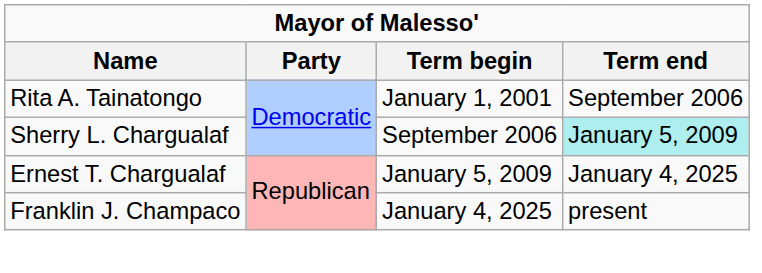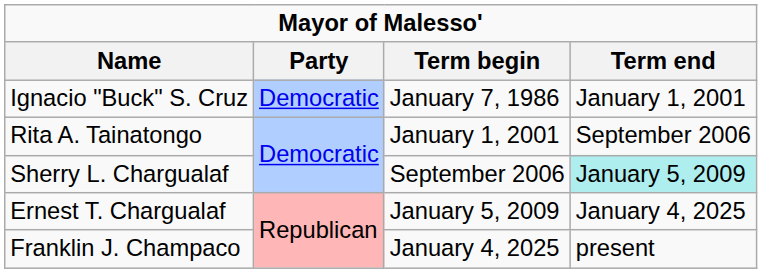+ row: (129, 98)
